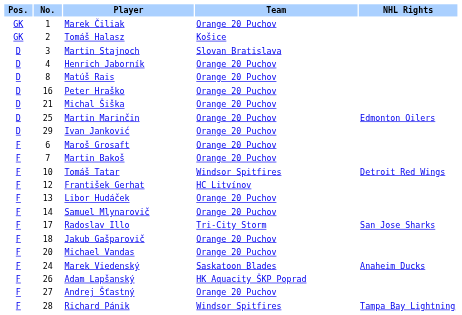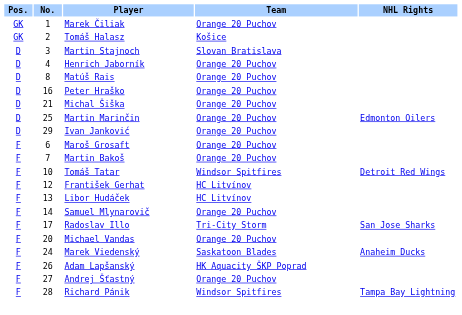(236, 199) Orange 20 Puchov -> (224, 199) HC Litvínov
- row: (105, 239)
